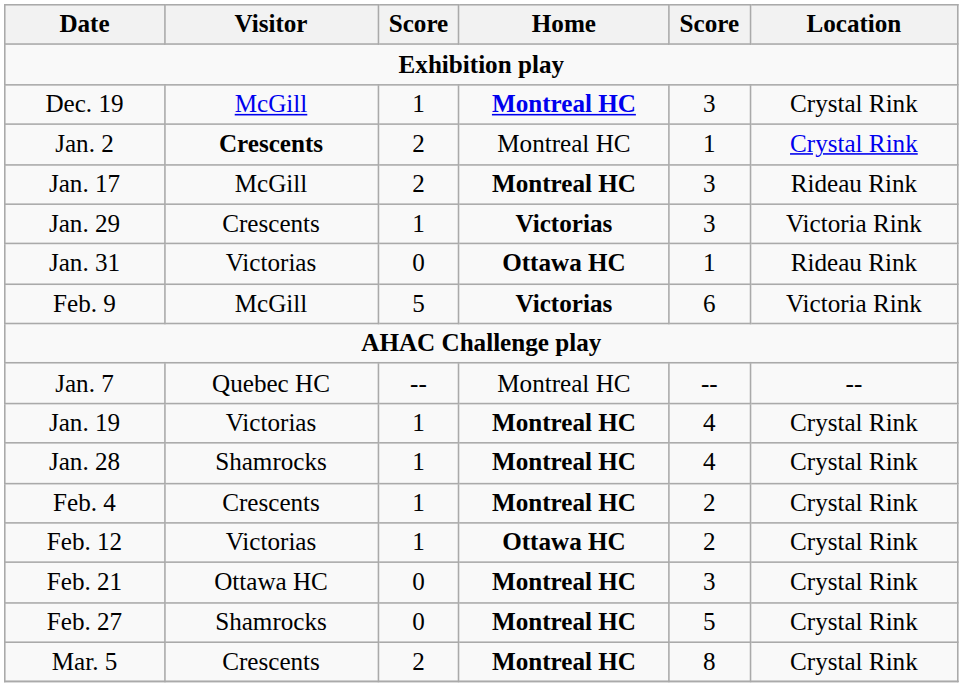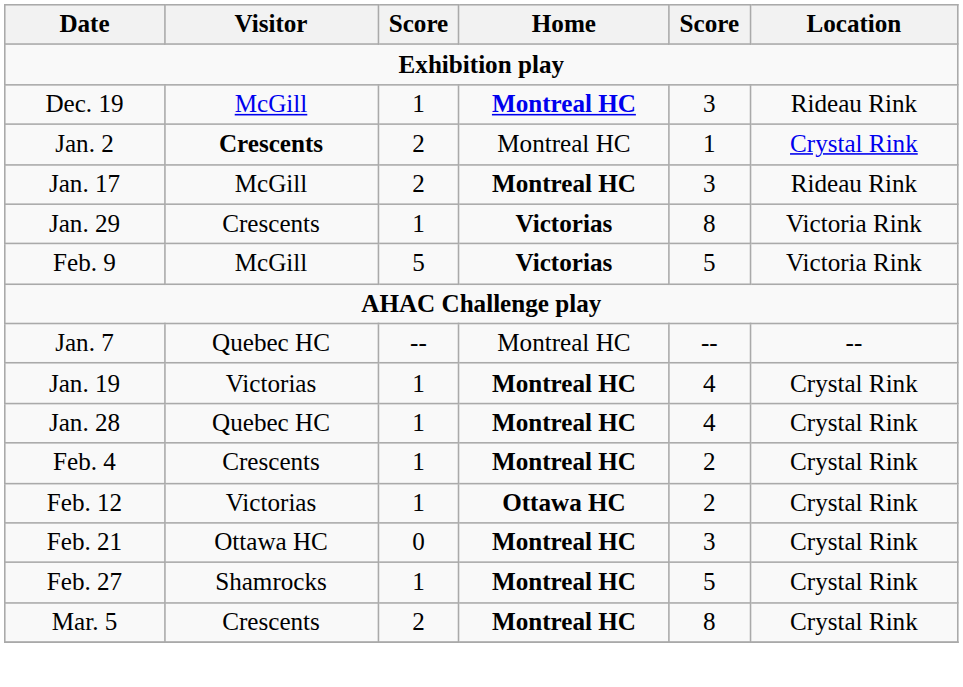(854, 104) Crystal Rink -> (854, 104) Rideau Rink
(709, 223) 3 -> (709, 223) 8
- row: (84, 263)
(709, 303) 6 -> (709, 263) 5
(271, 462) Shamrocks -> (271, 422) Quebec HC
(418, 622) 0 -> (418, 582) 1
